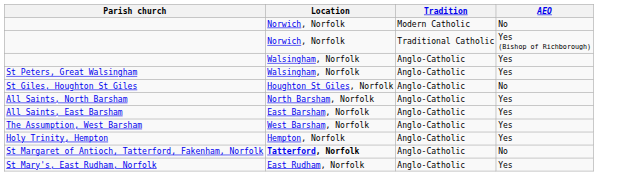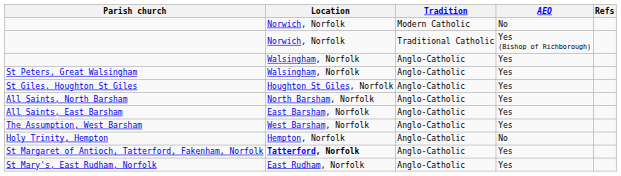+ column: (605, 11)
(503, 86) No -> (505, 86) Yes
(505, 138) Yes -> (503, 138) No
(503, 152) No -> (505, 152) Yes
